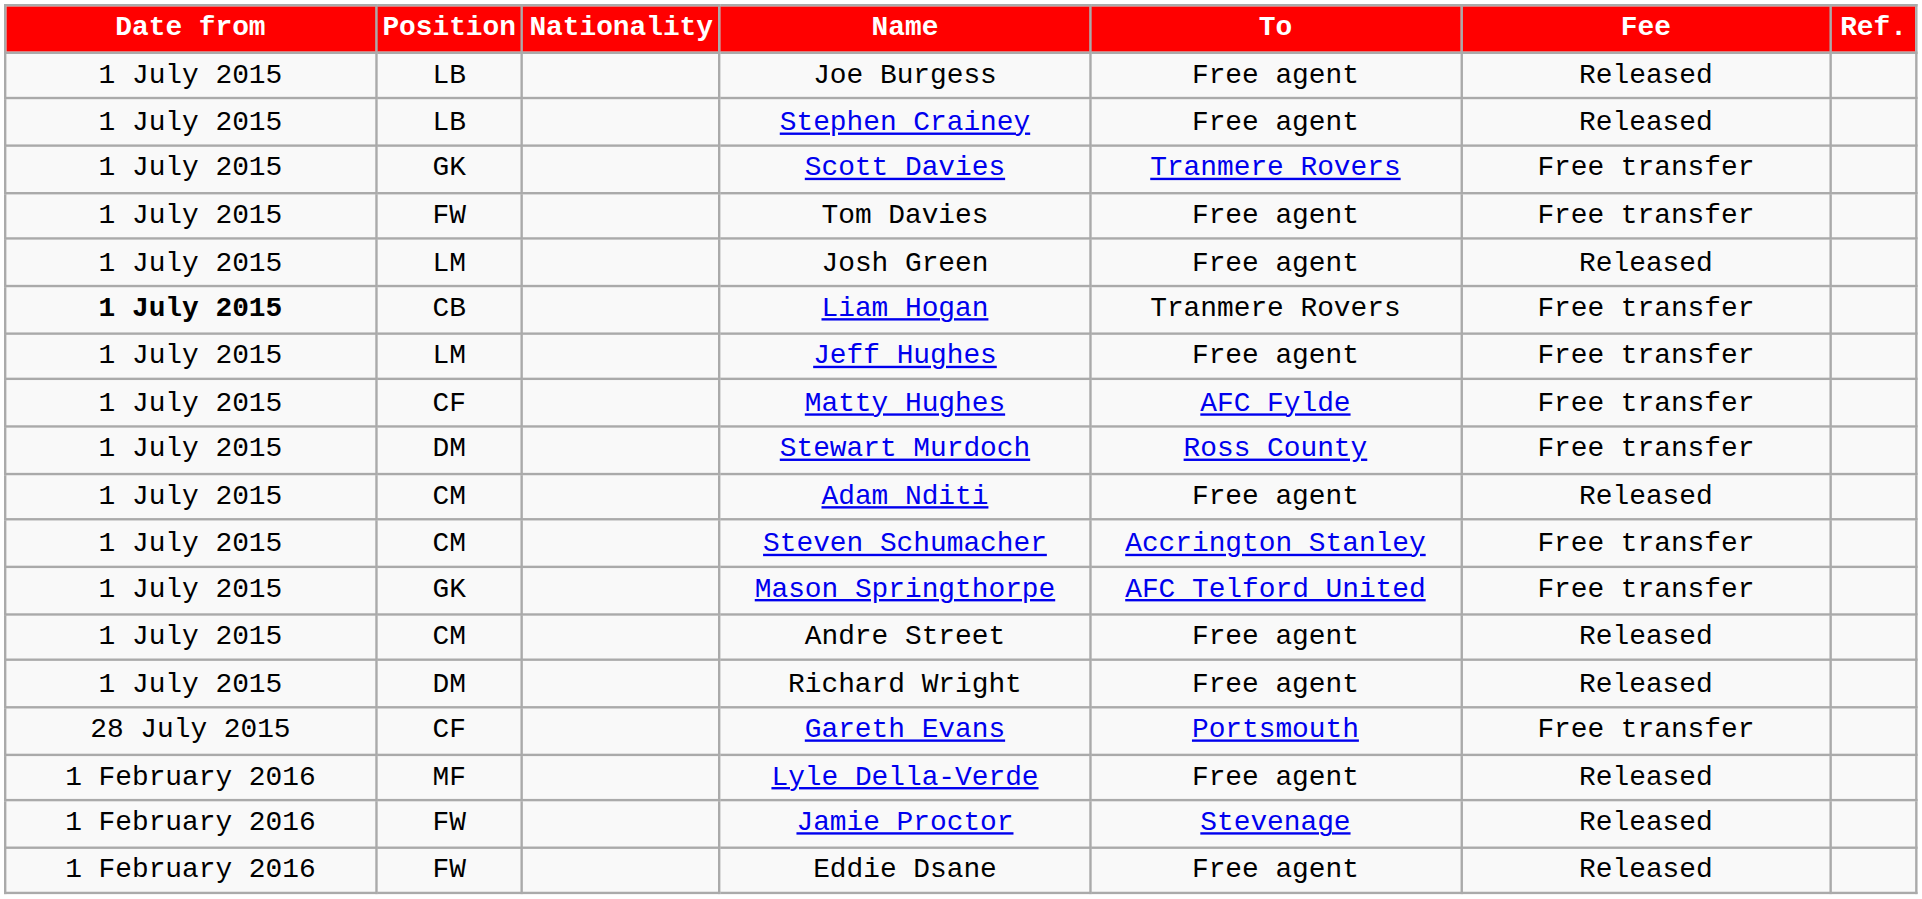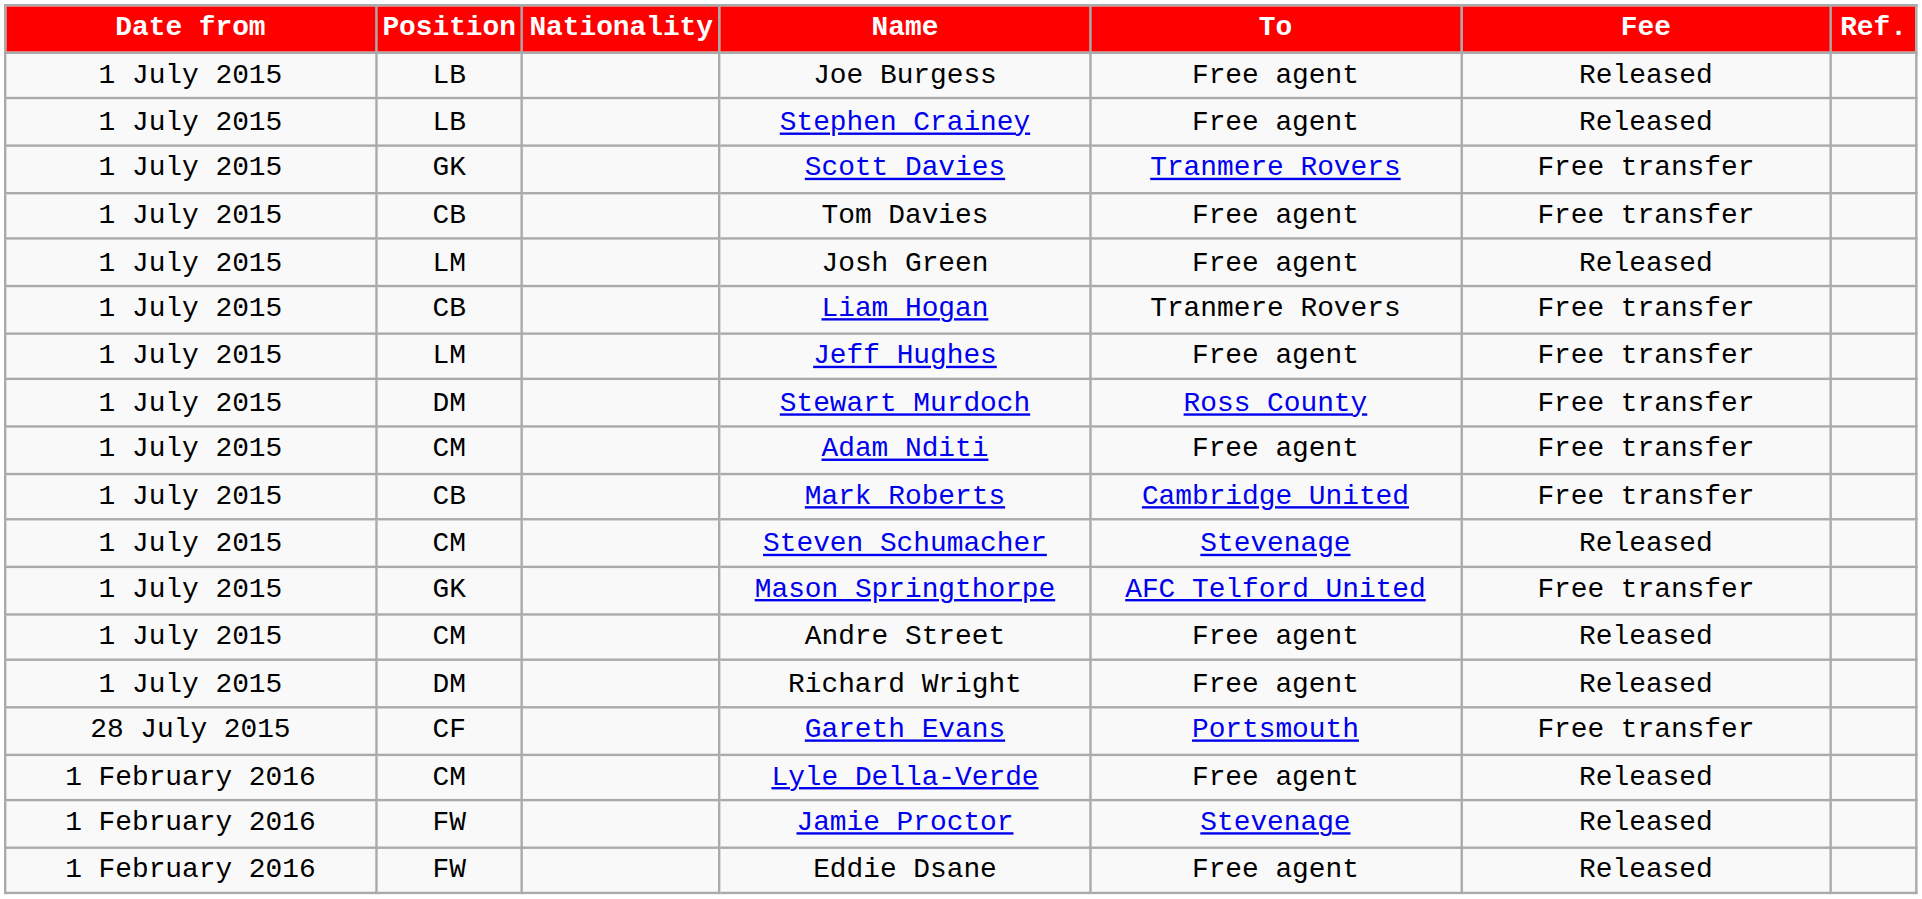(449, 215) FW -> (449, 215) CB
(190, 309) bold -> (190, 309) normal
- row: (905, 403)
(1646, 496) Released -> (1646, 449) Free transfer
+ row: (905, 496)
(1275, 543) Accrington Stanley -> (1275, 543) Stevenage
(1646, 543) Free transfer -> (1646, 543) Released
(449, 777) MF -> (449, 777) CM
